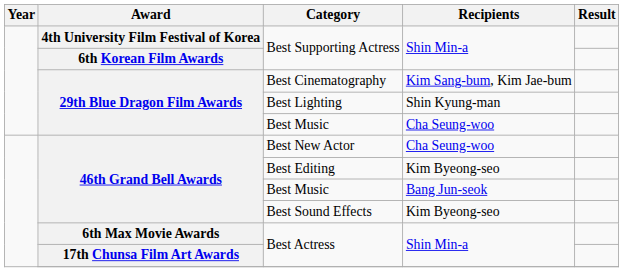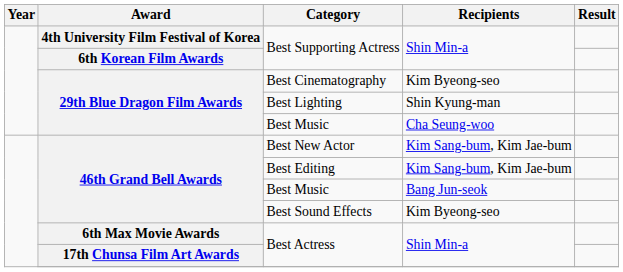(489, 80) Kim Sang-bum, Kim Jae-bum -> (453, 80) Kim Byeong-seo
(450, 146) Cha Seung-woo -> (489, 146) Kim Sang-bum, Kim Jae-bum
(453, 168) Kim Byeong-seo -> (489, 168) Kim Sang-bum, Kim Jae-bum
